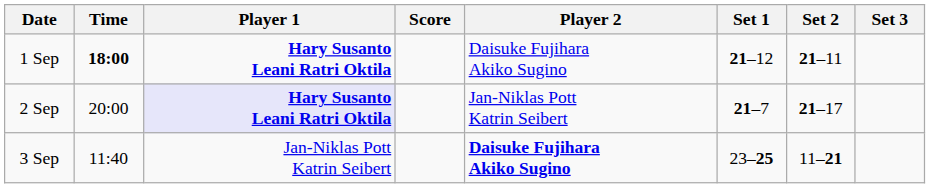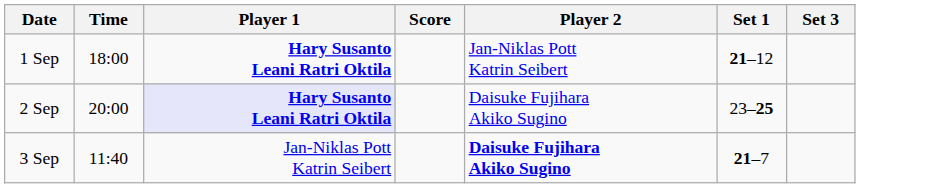- column: (821, 19)
(108, 58) bold -> (108, 58) normal
(529, 58) Daisuke Fujihara Akiko Sugino -> (523, 58) Jan-Niklas Pott Katrin Seibert
(523, 108) Jan-Niklas Pott Katrin Seibert -> (529, 108) Daisuke Fujihara Akiko Sugino
(751, 108) 21–7 -> (751, 108) 23–25
(751, 158) 23–25 -> (751, 158) 21–7
